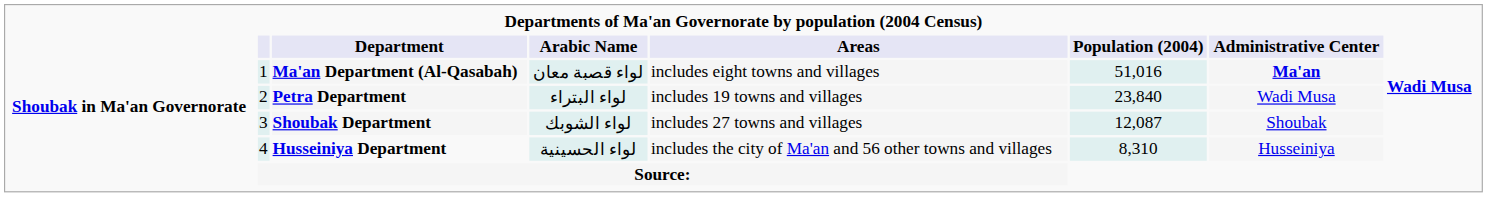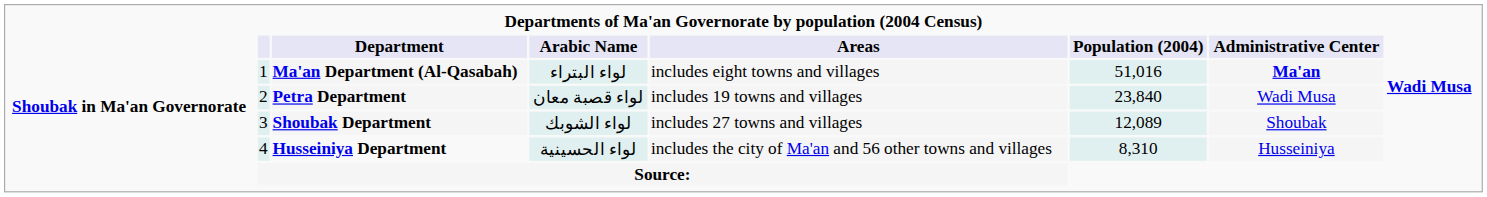(588, 72) لواء قصبة معان -> (588, 72) لواء البتراء
(588, 98) لواء البتراء -> (588, 98) لواء قصبة معان
(1138, 122) 12,087 -> (1138, 122) 12,089
